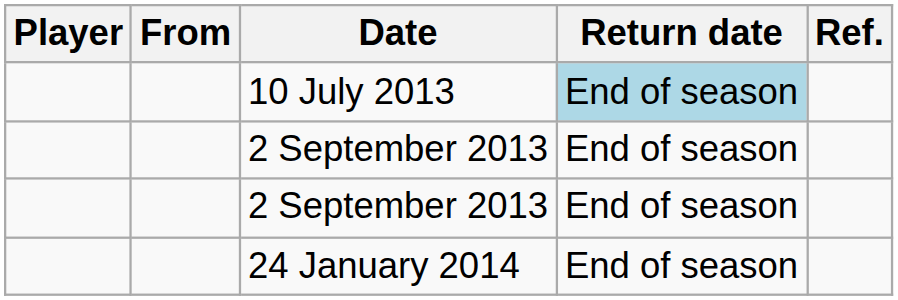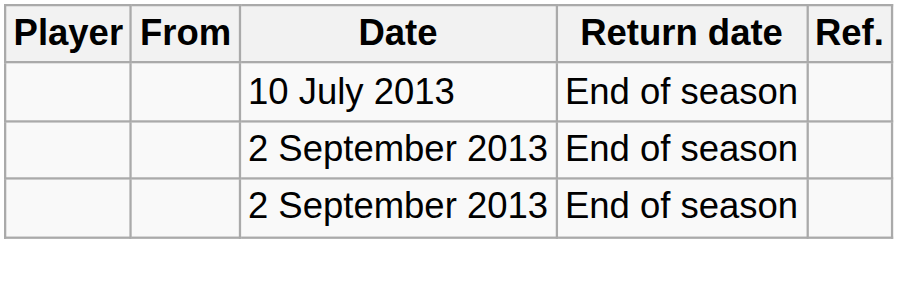(682, 91) lightblue background -> (682, 91) no background
- row: (68, 265)
